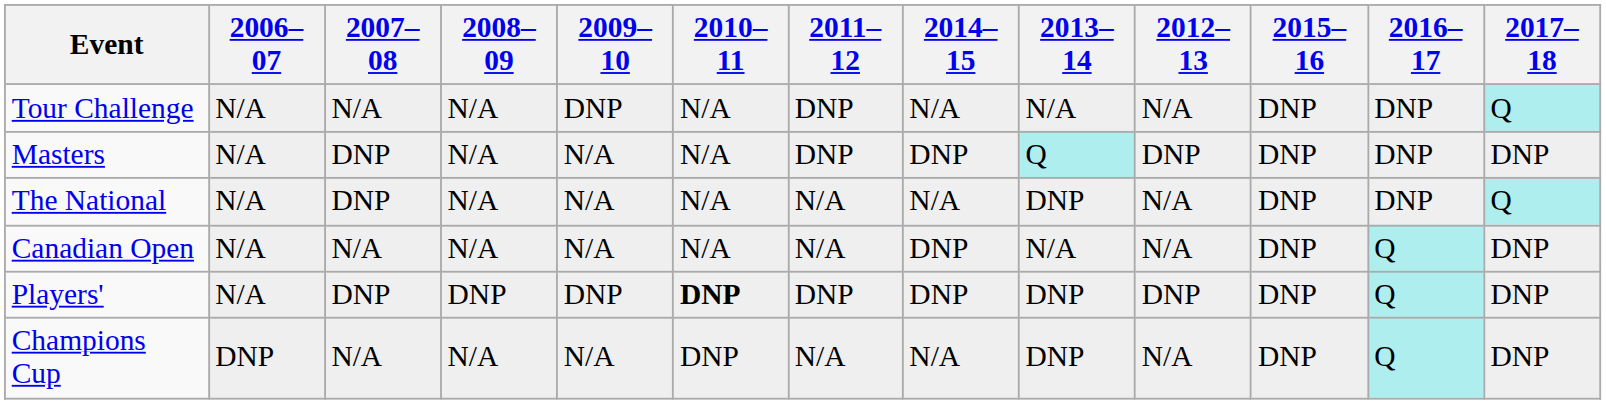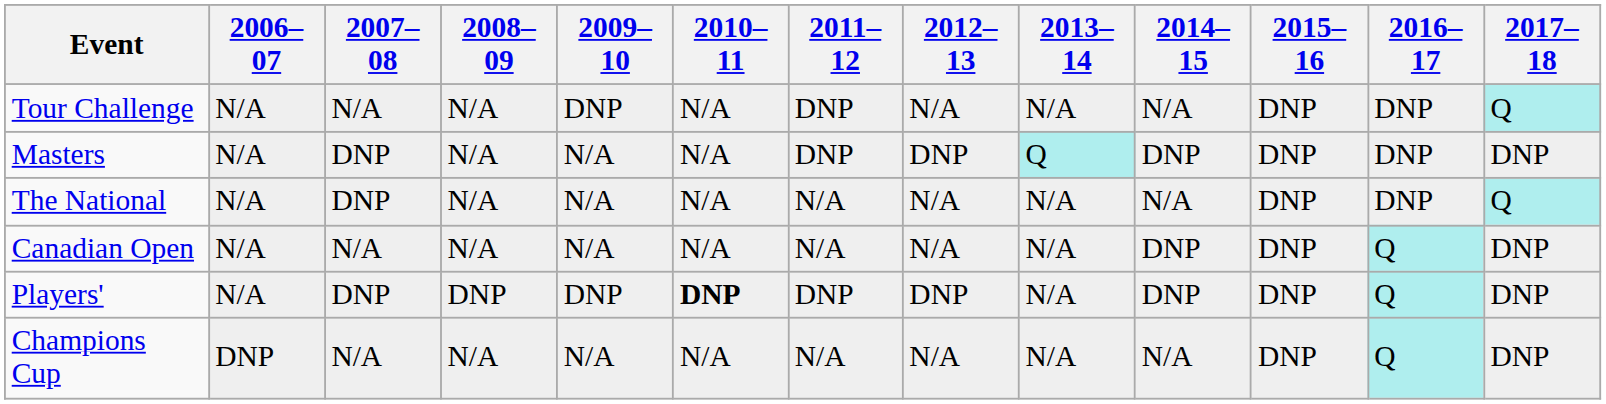columns swapped: (1193, 44) <-> (961, 44)
(1055, 201) DNP -> (1051, 201) N/A
(1055, 294) DNP -> (1051, 294) N/A
(710, 357) DNP -> (705, 357) N/A
(1055, 357) DNP -> (1051, 357) N/A
